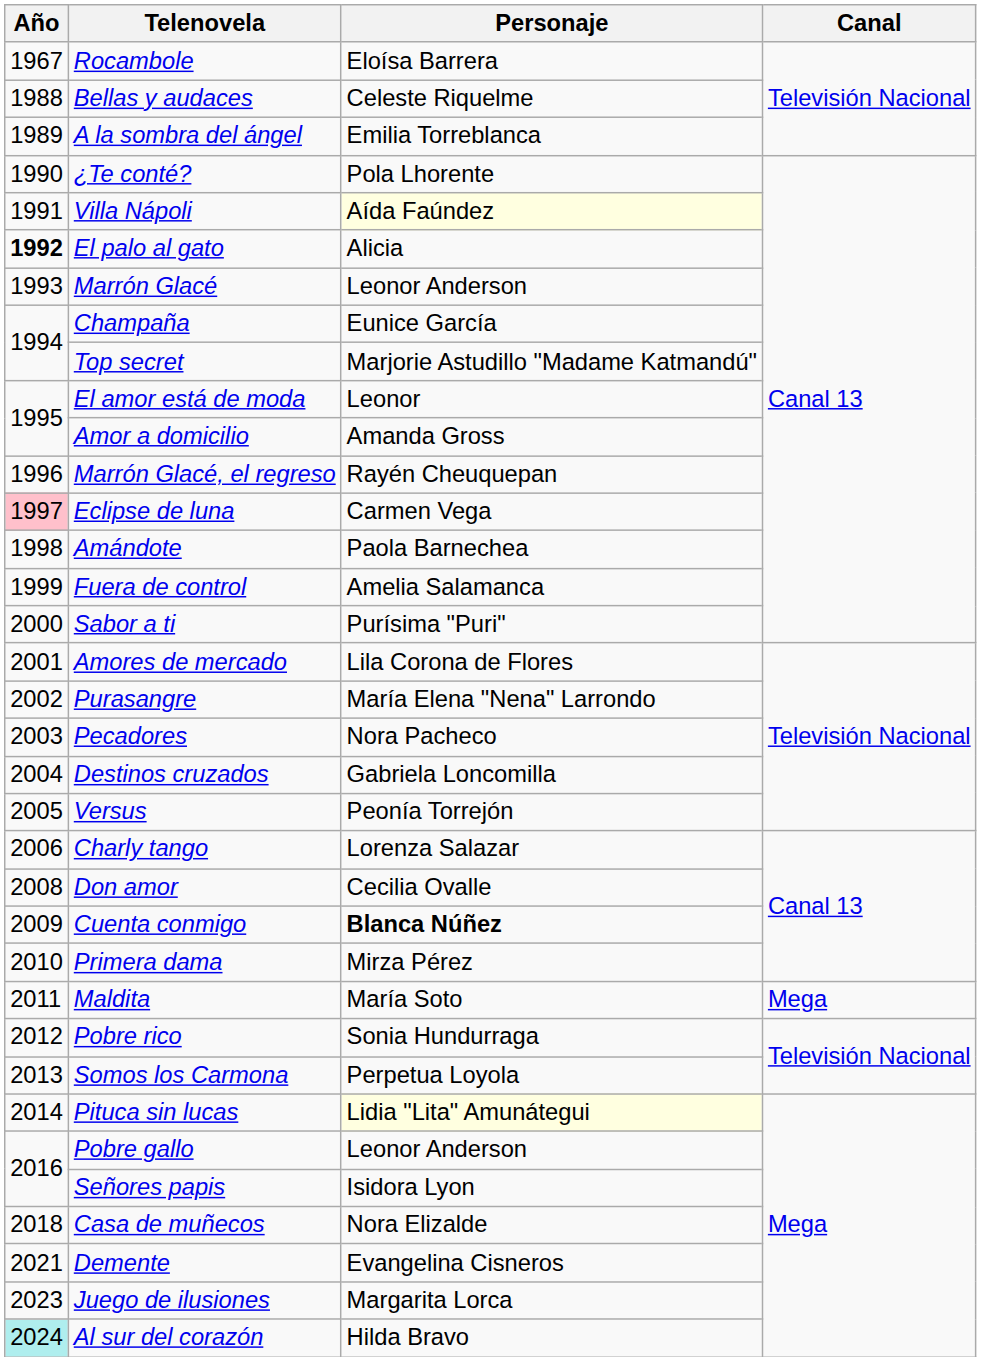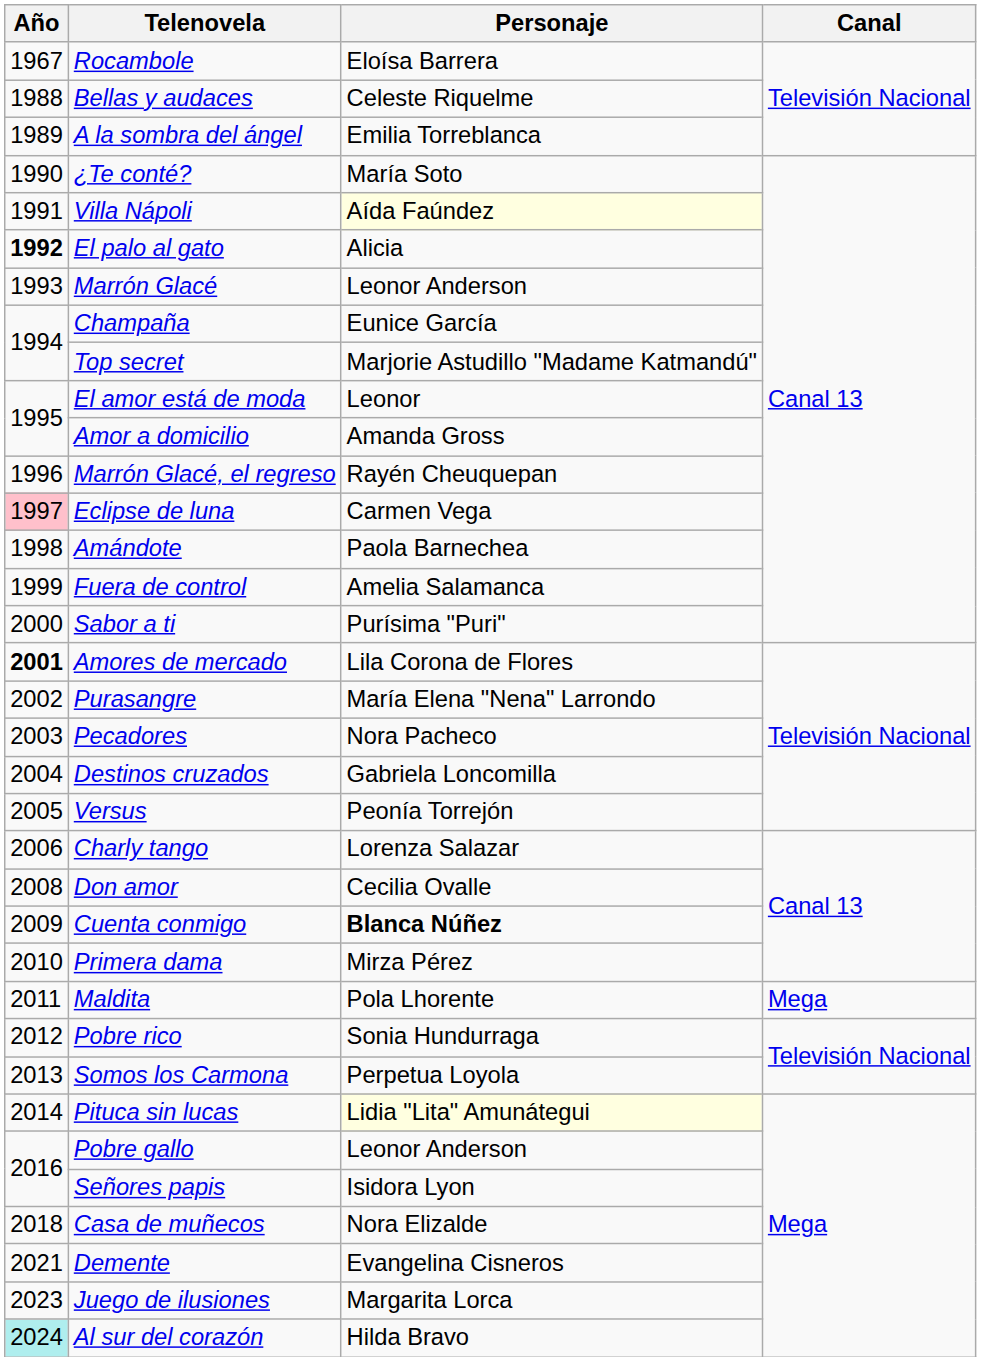(420, 173) Pola Lhorente -> (405, 173) María Soto
(37, 661) normal -> (37, 661) bold
(405, 999) María Soto -> (420, 999) Pola Lhorente
